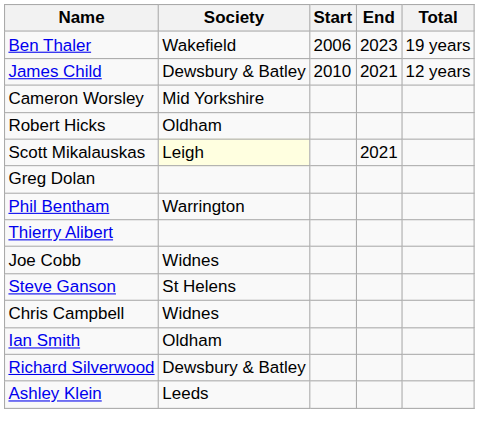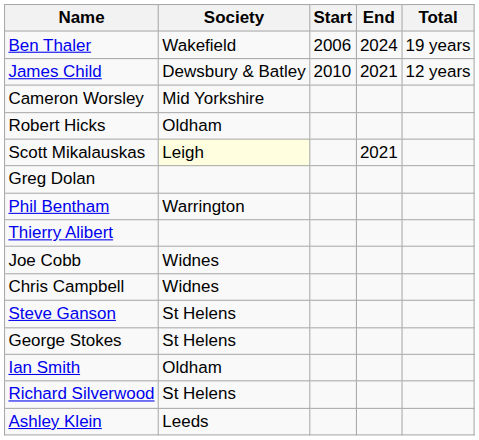(379, 44) 2023 -> (379, 44) 2024
rows swapped: (66, 313) <-> (62, 286)
+ row: (65, 340)
(234, 367) Dewsbury & Batley -> (199, 394) St Helens
